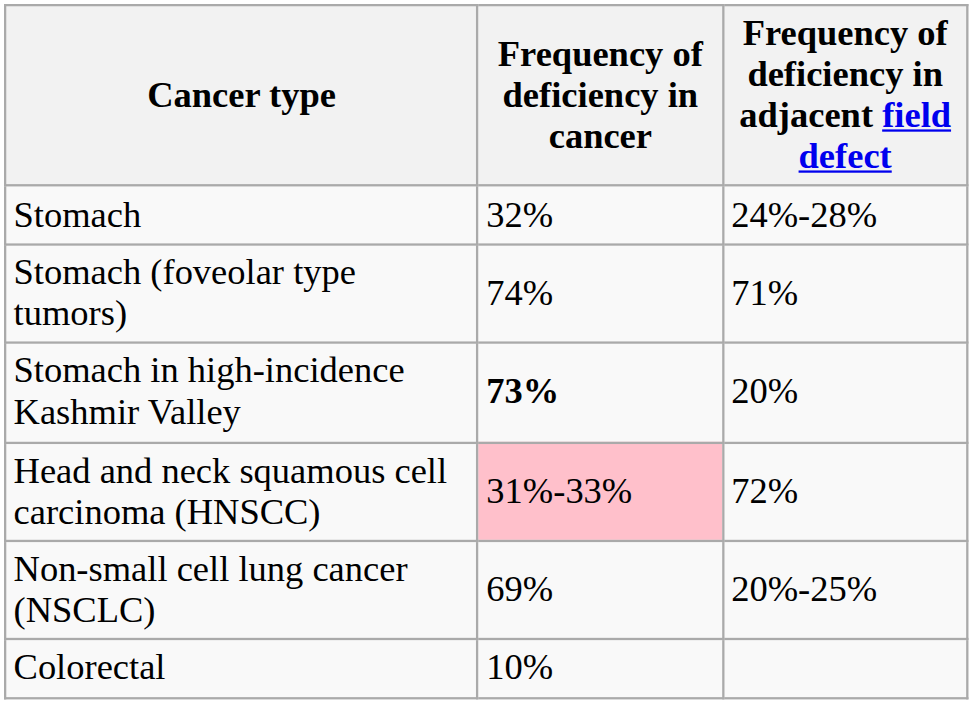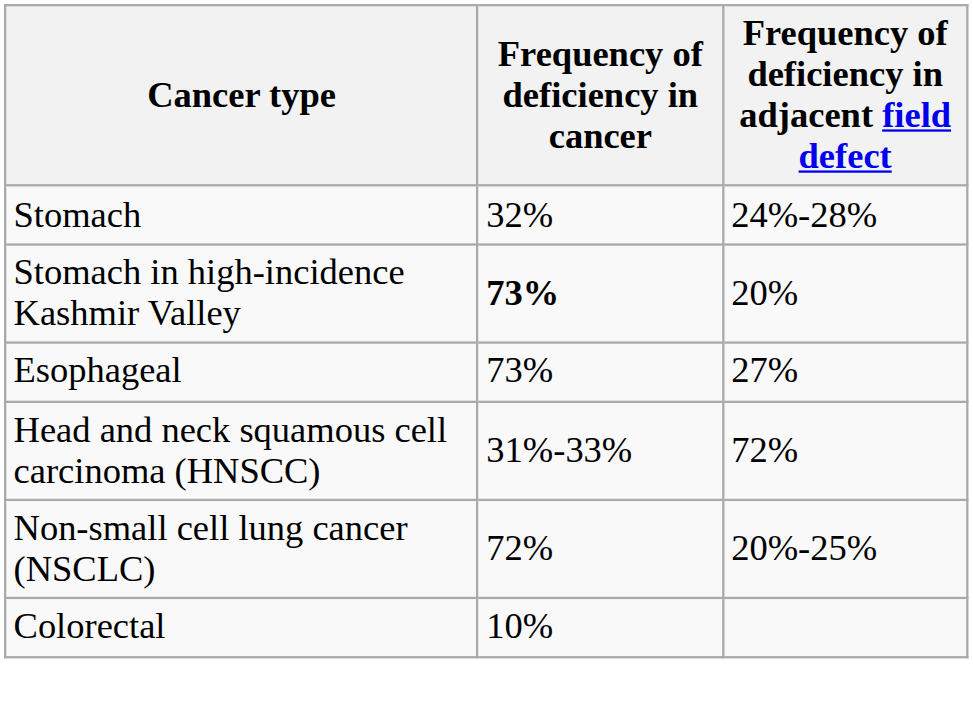- row: (185, 292)
+ row: (98, 371)
(559, 490) pink background -> (559, 449) no background
(520, 589) 69% -> (520, 548) 72%
